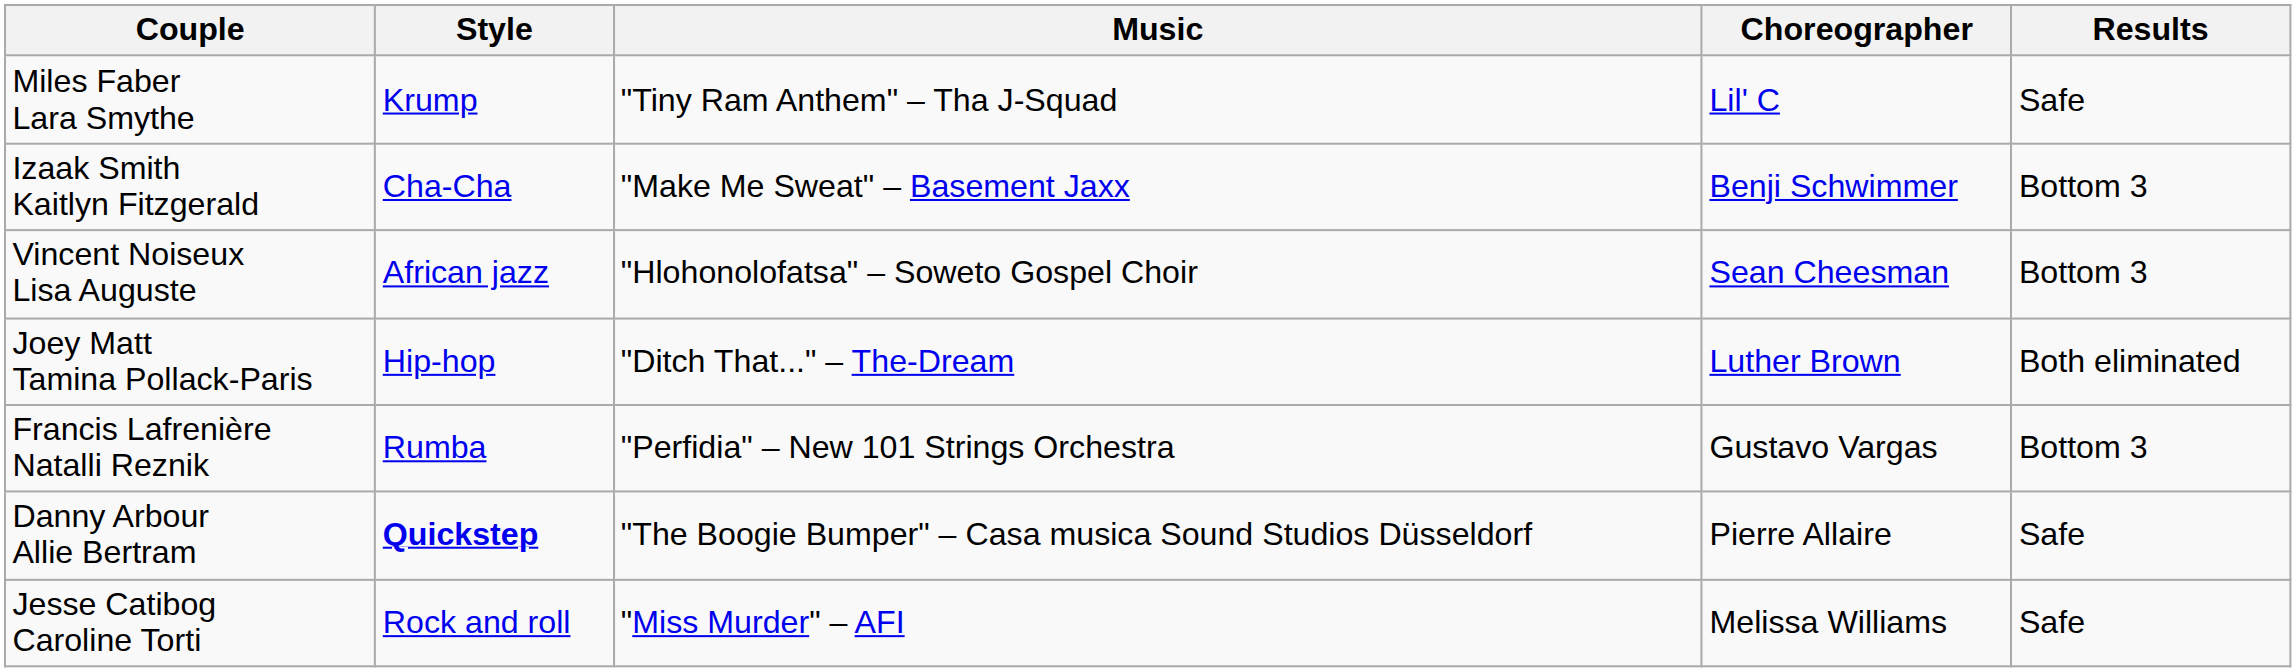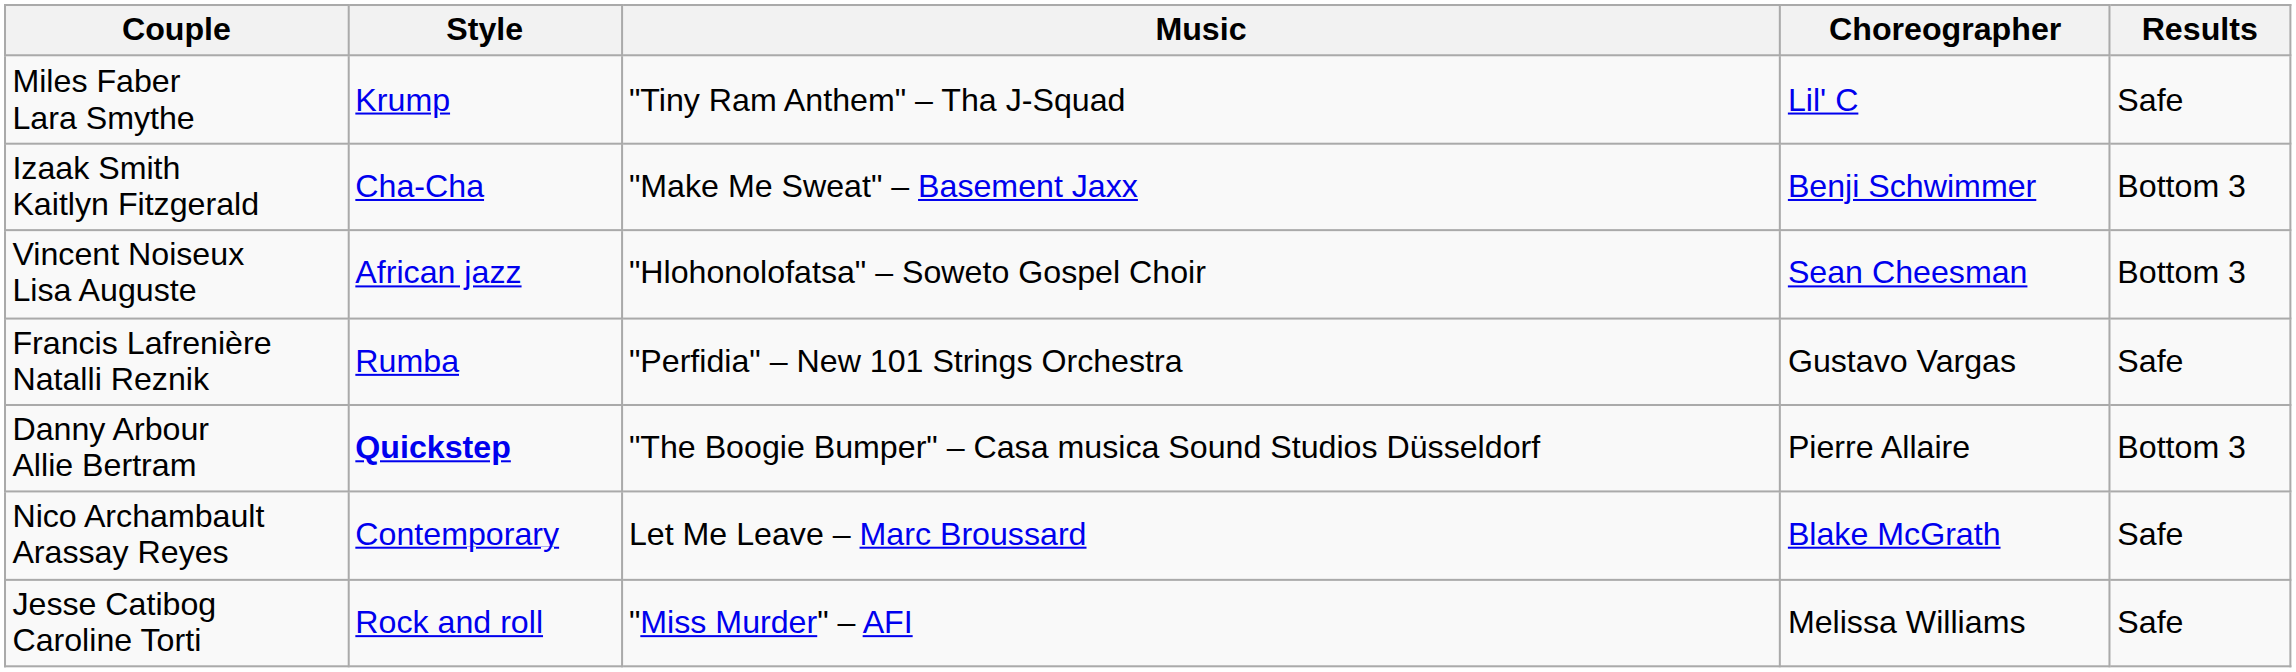- row: (163, 360)
(2083, 447) Bottom 3 -> (2150, 360) Safe
(2052, 535) Safe -> (2182, 447) Bottom 3
+ row: (138, 535)
